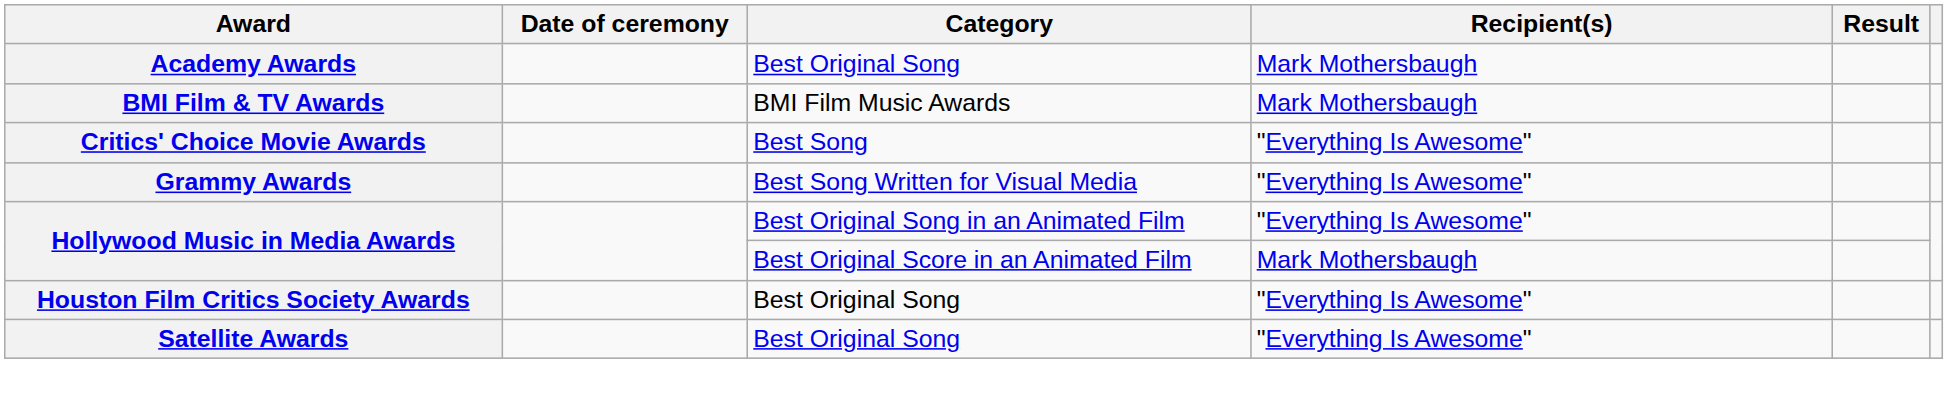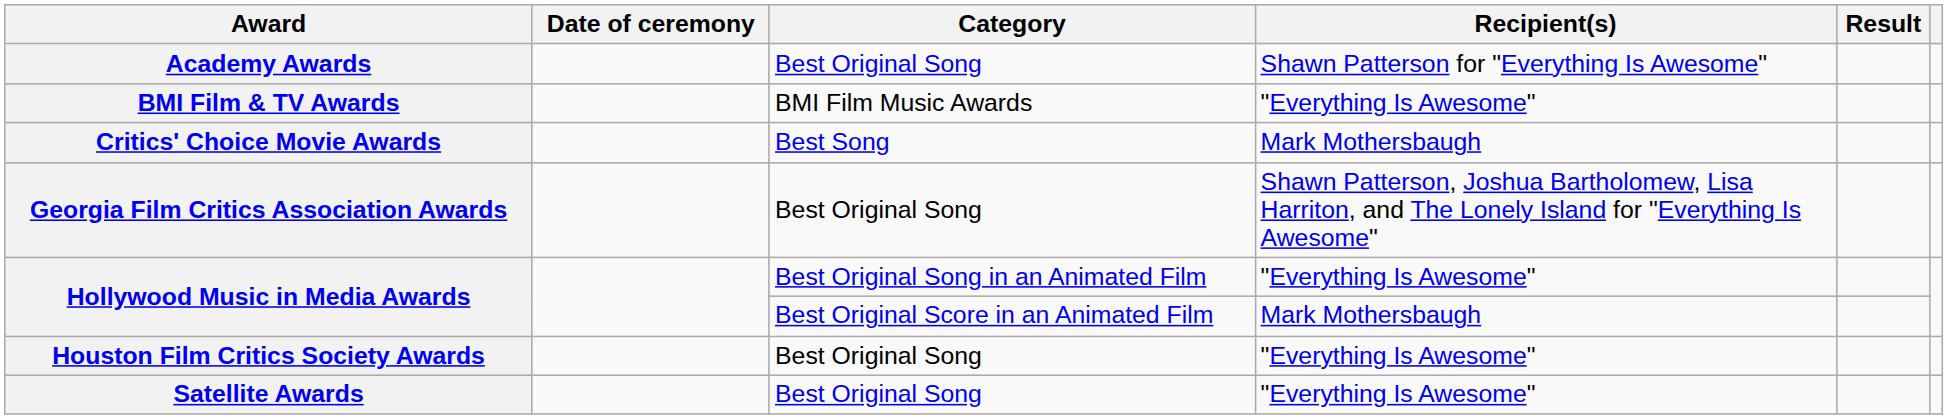(1367, 63) Mark Mothersbaugh -> (1514, 63) Shawn Patterson for "Everything Is Awesome"
(1367, 102) Mark Mothersbaugh -> (1398, 102) "Everything Is Awesome"
(1394, 142) "Everything Is Awesome" -> (1371, 142) Mark Mothersbaugh
+ row: (269, 209)
- row: (253, 181)
